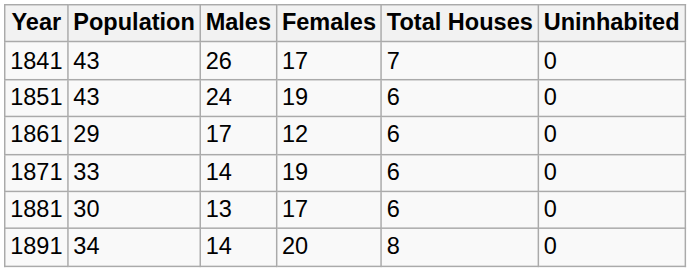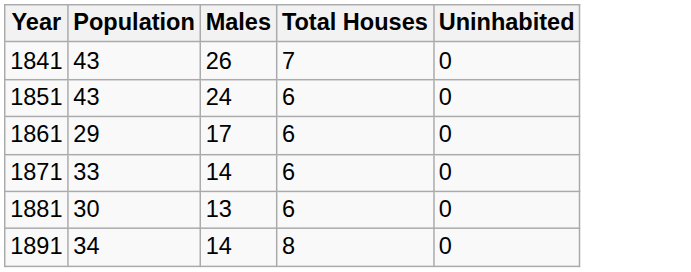- column: (329, 23)
